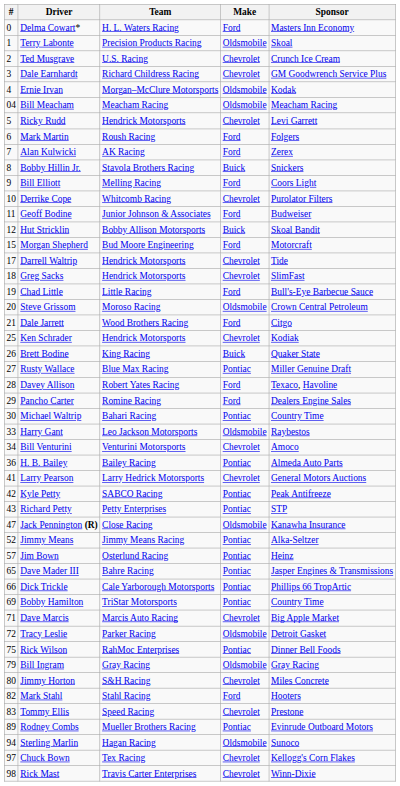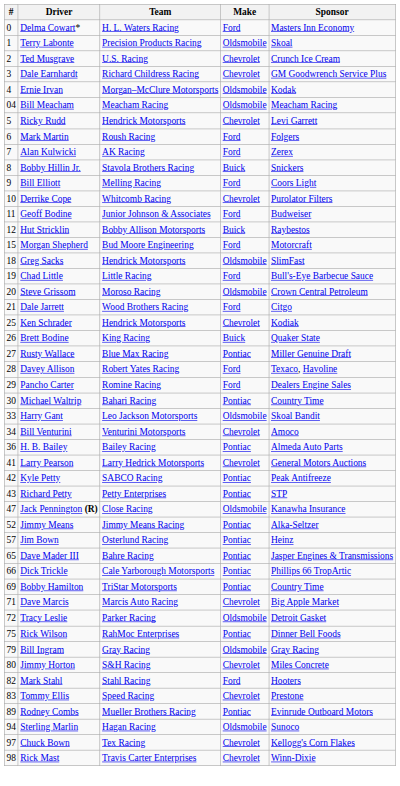(295, 229) Skoal Bandit -> (290, 229) Raybestos
- row: (49, 261)
(241, 276) Chevrolet -> (245, 261) Oldsmobile
(290, 432) Raybestos -> (295, 416) Skoal Bandit
